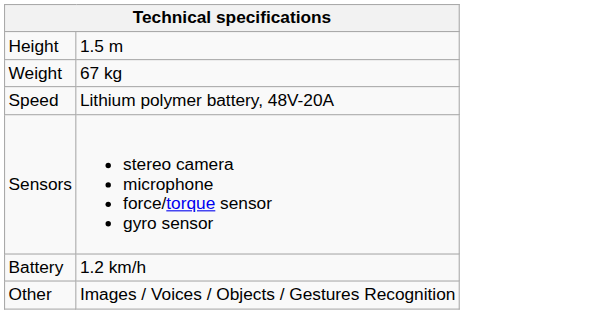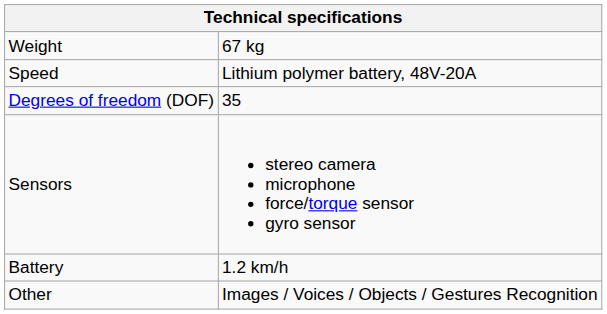- row: (33, 45)
+ row: (111, 100)
